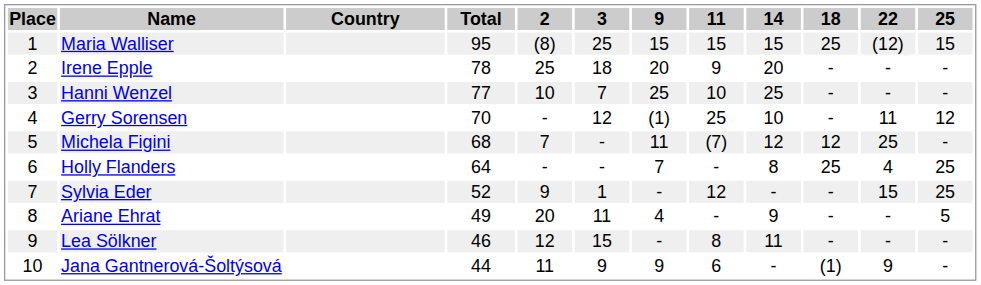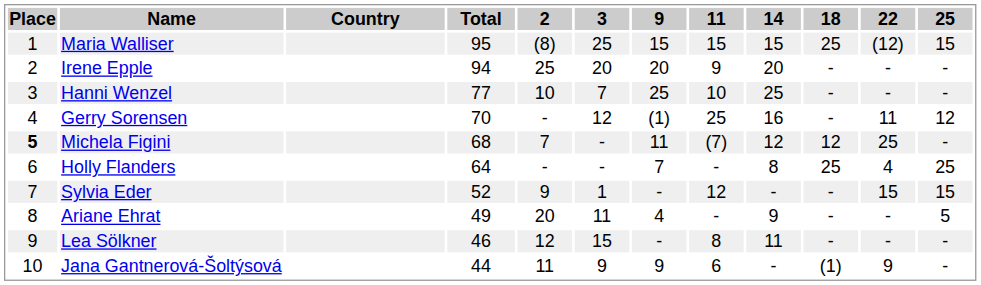(481, 68) 78 -> (481, 68) 94
(602, 68) 18 -> (602, 68) 20
(774, 118) 10 -> (774, 118) 16
(33, 142) normal -> (33, 142) bold
(945, 192) 25 -> (945, 192) 15
